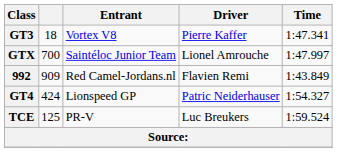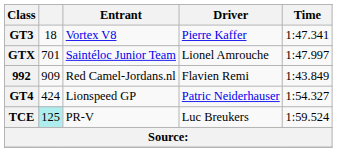(51, 55) 700 -> (51, 55) 701
(51, 117) no background -> (51, 117) paleturquoise background
